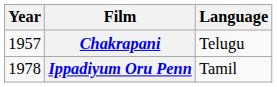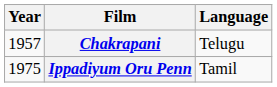(25, 69) 1978 -> (25, 69) 1975
